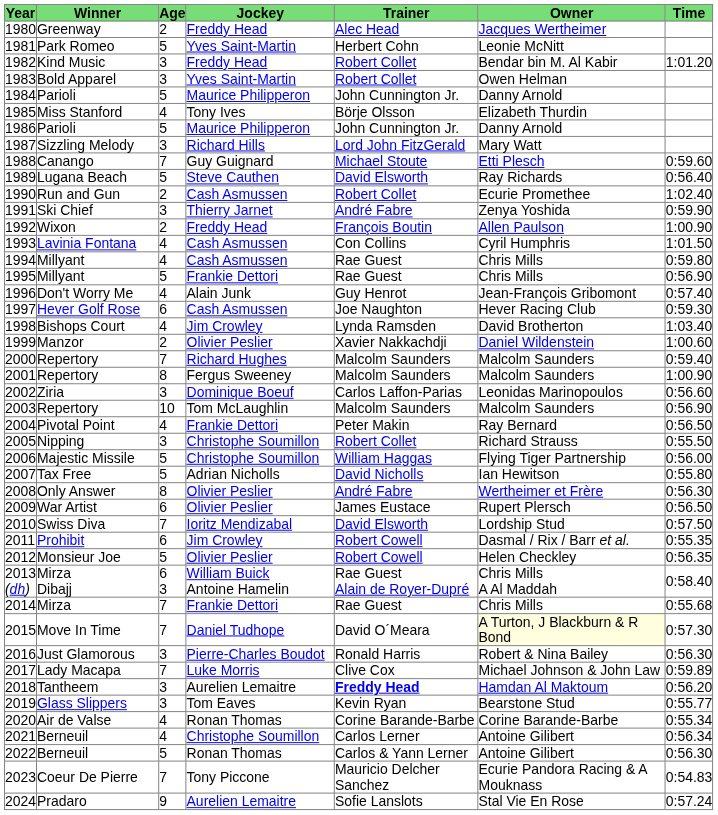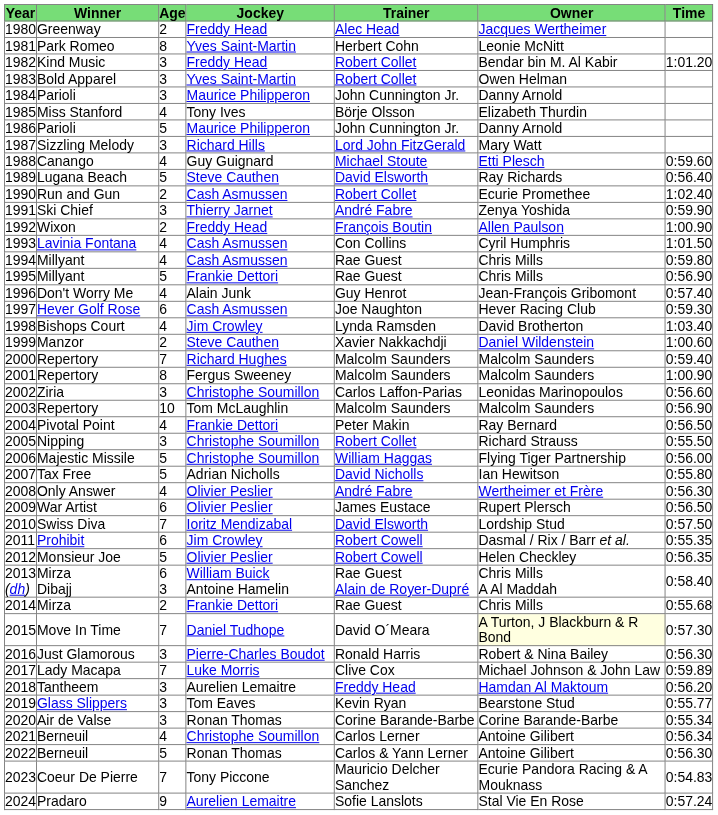(163, 46) 5 -> (163, 46) 8
(163, 95) 5 -> (163, 95) 3
(163, 161) 7 -> (163, 161) 4
(230, 343) Olivier Peslier -> (233, 343) Steve Cauthen
(240, 392) Dominique Boeuf -> (253, 392) Christophe Soumillon
(163, 491) 8 -> (163, 491) 4
(163, 605) 7 -> (163, 605) 2
(377, 687) bold -> (375, 687) normal
(163, 720) 4 -> (163, 720) 3
